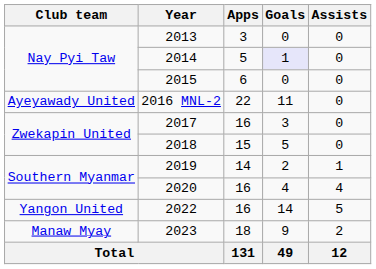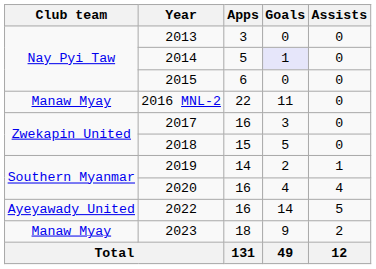(71, 102) Ayeyawady United -> (71, 102) Manaw Myay
(71, 210) Yangon United -> (71, 210) Ayeyawady United
